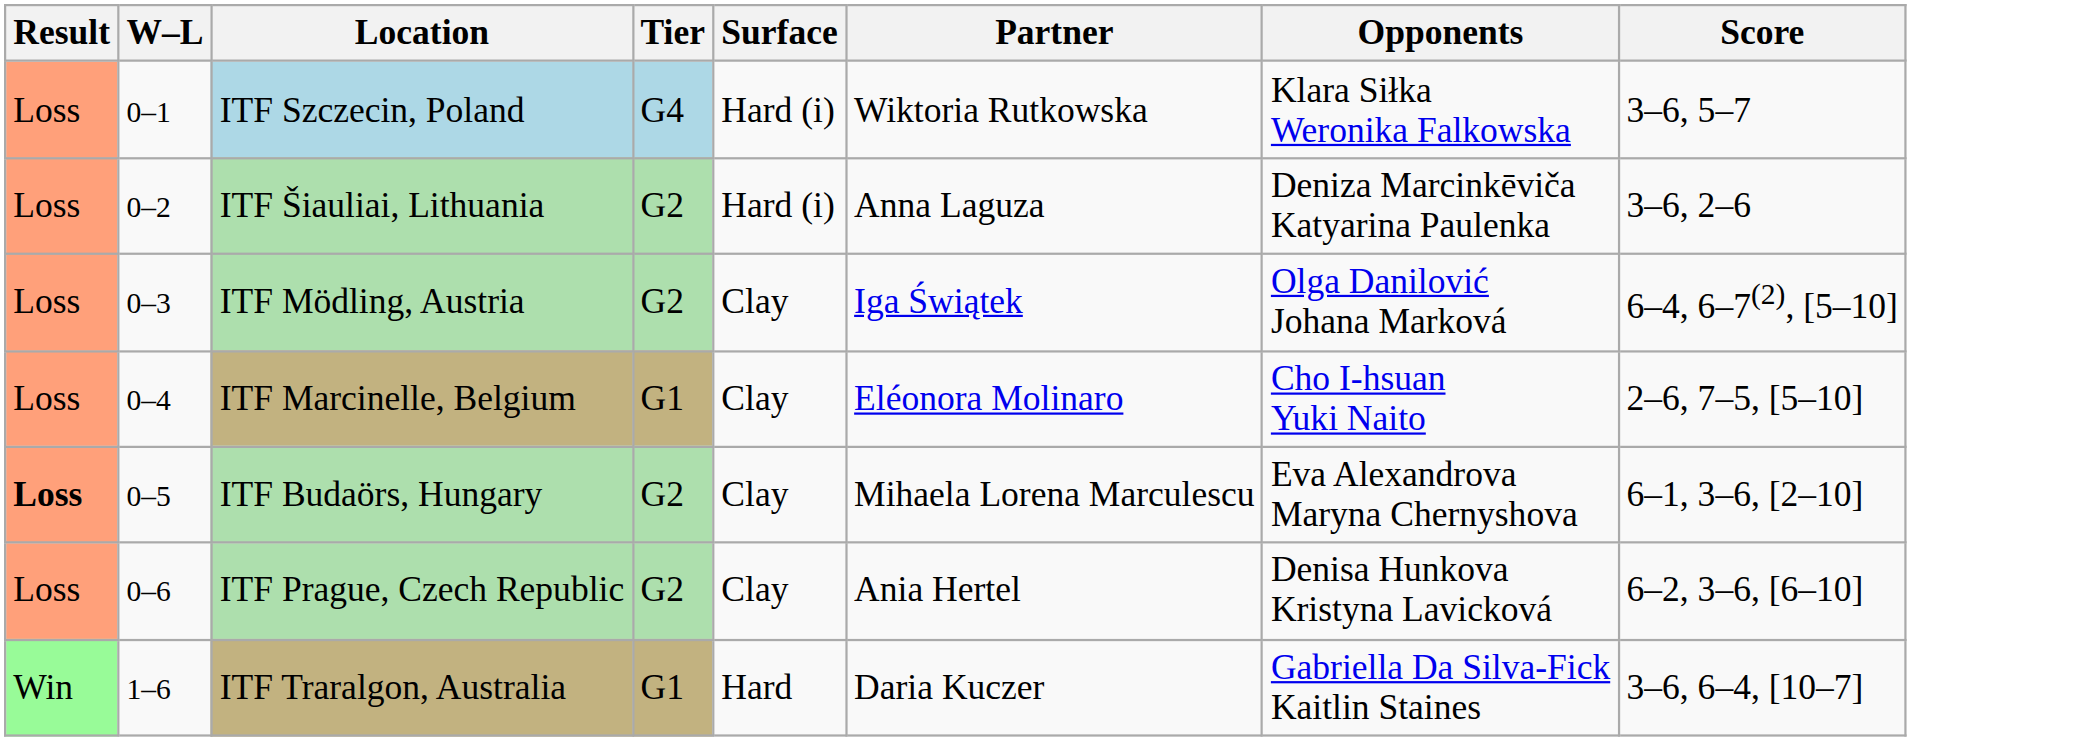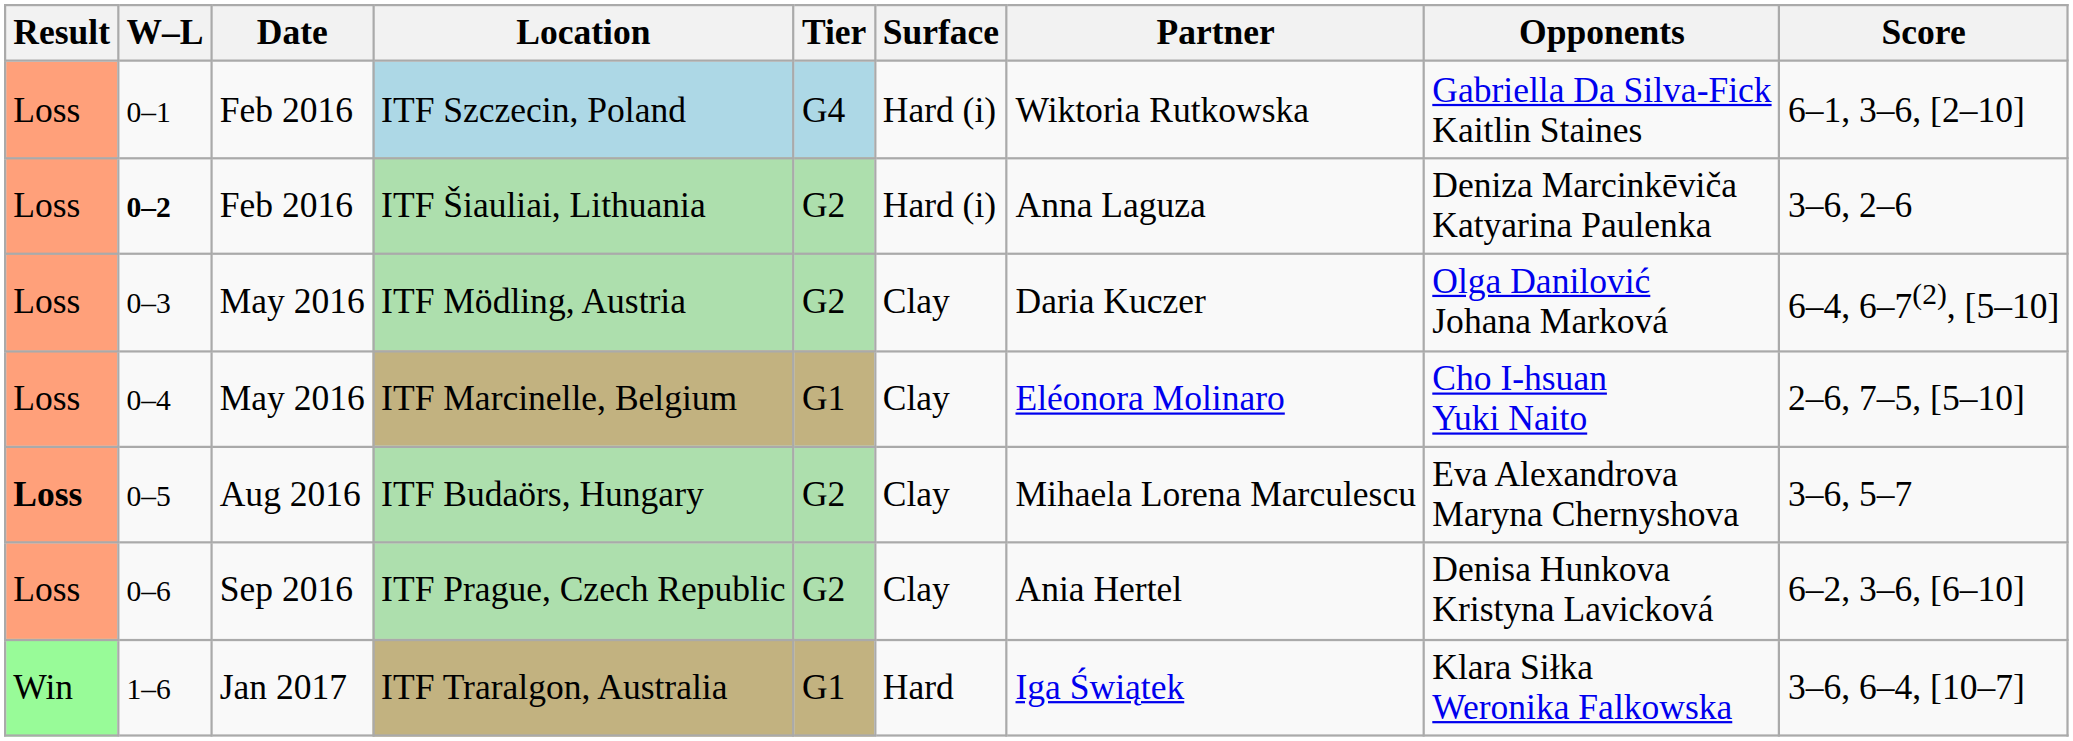+ column: (292, 32)
(1421, 108) Klara Siłka Weronika Falkowska -> (1602, 108) Gabriella Da Silva-Fick Kaitlin Staines
(1689, 108) 3–6, 5–7 -> (1906, 108) 6–1, 3–6, [2–10]
(149, 207) normal -> (149, 205) bold
(938, 301) Iga Świątek -> (1111, 301) Daria Kuczer
(1745, 494) 6–1, 3–6, [2–10] -> (1850, 494) 3–6, 5–7
(949, 686) Daria Kuczer -> (1100, 686) Iga Świątek
(1441, 686) Gabriella Da Silva-Fick Kaitlin Staines -> (1582, 686) Klara Siłka Weronika Falkowska
